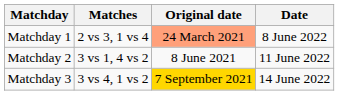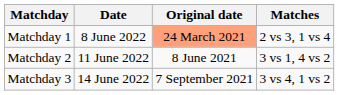columns swapped: (295, 15) <-> (113, 15)
(204, 79) gold background -> (204, 79) no background
